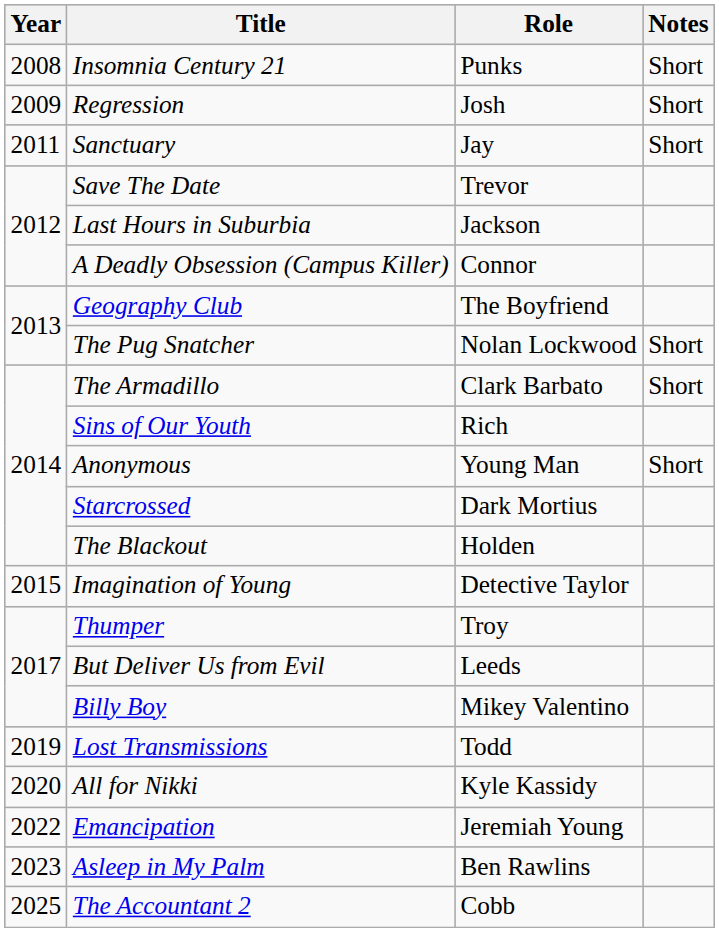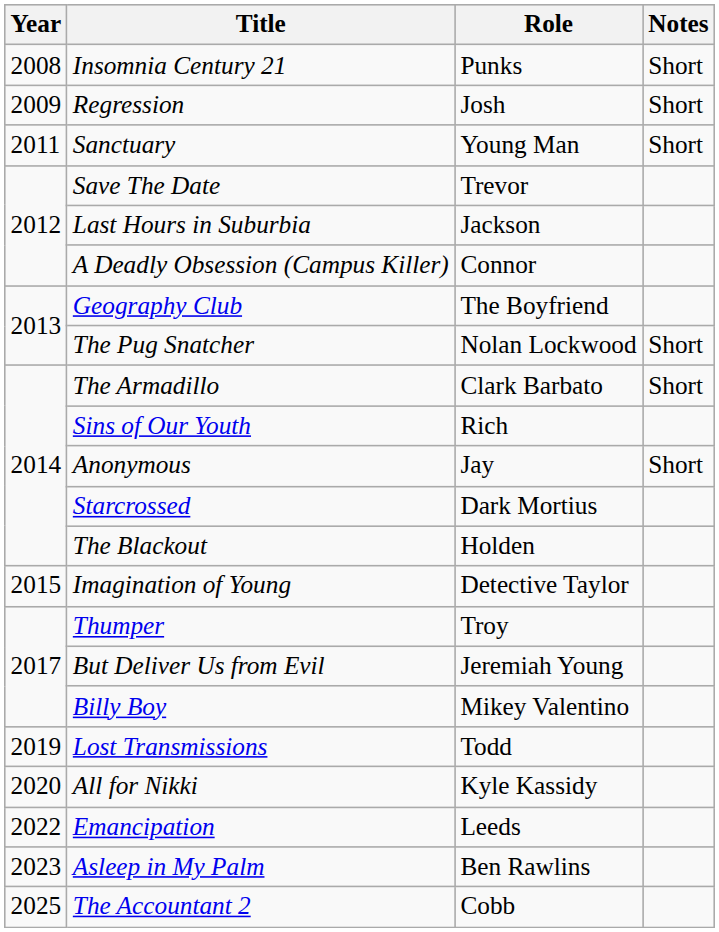(477, 144) Jay -> (520, 144) Young Man
(520, 465) Young Man -> (477, 465) Jay
(491, 666) Leeds -> (542, 666) Jeremiah Young
(542, 826) Jeremiah Young -> (491, 826) Leeds
